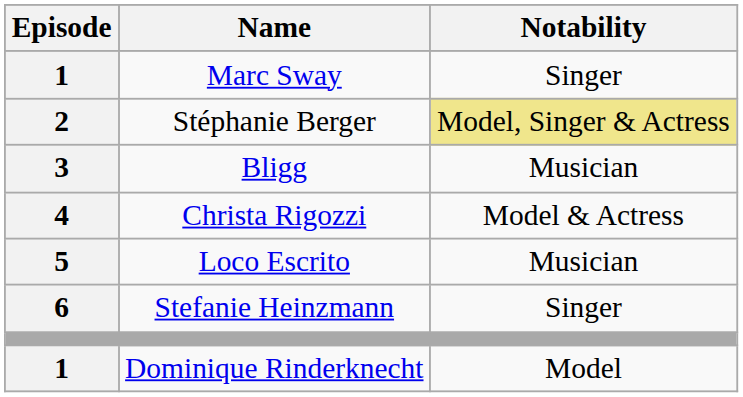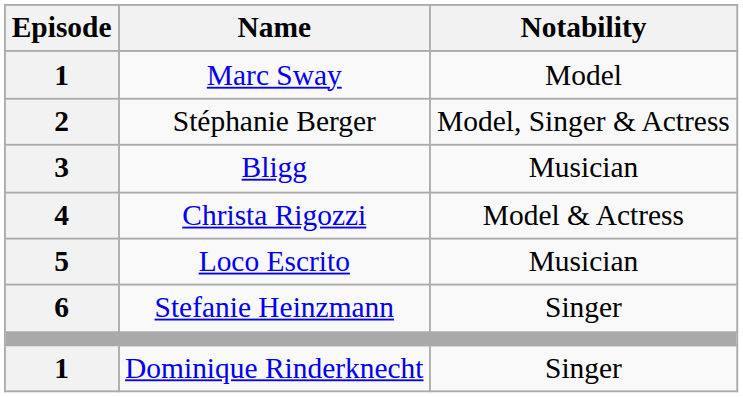(583, 74) Singer -> (583, 74) Model
(583, 121) khaki background -> (583, 121) no background
(583, 368) Model -> (583, 368) Singer
